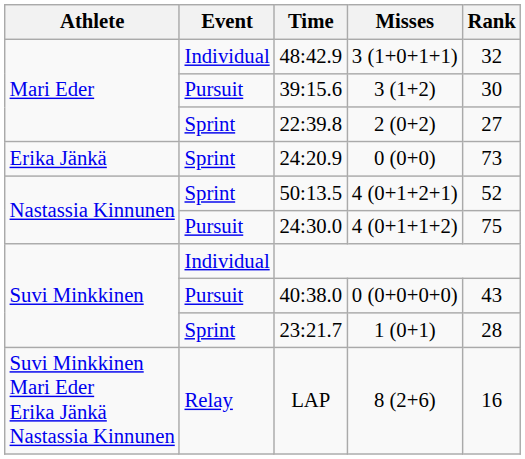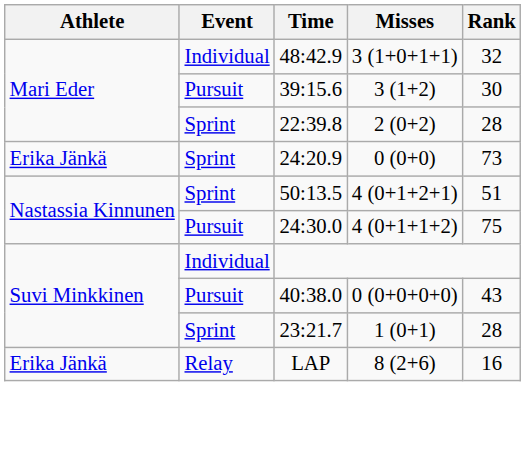(492, 124) 27 -> (492, 124) 28
(492, 192) 52 -> (492, 192) 51
(92, 400) Suvi Minkkinen Mari Eder Erika Jänkä Nastassia Kinnunen -> (58, 363) Erika Jänkä
